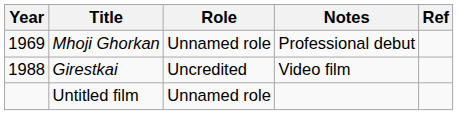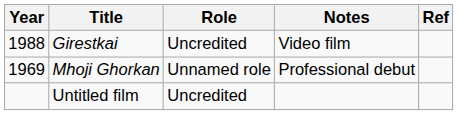rows swapped: (106, 43) <-> (85, 69)
(219, 95) Unnamed role -> (207, 95) Uncredited
